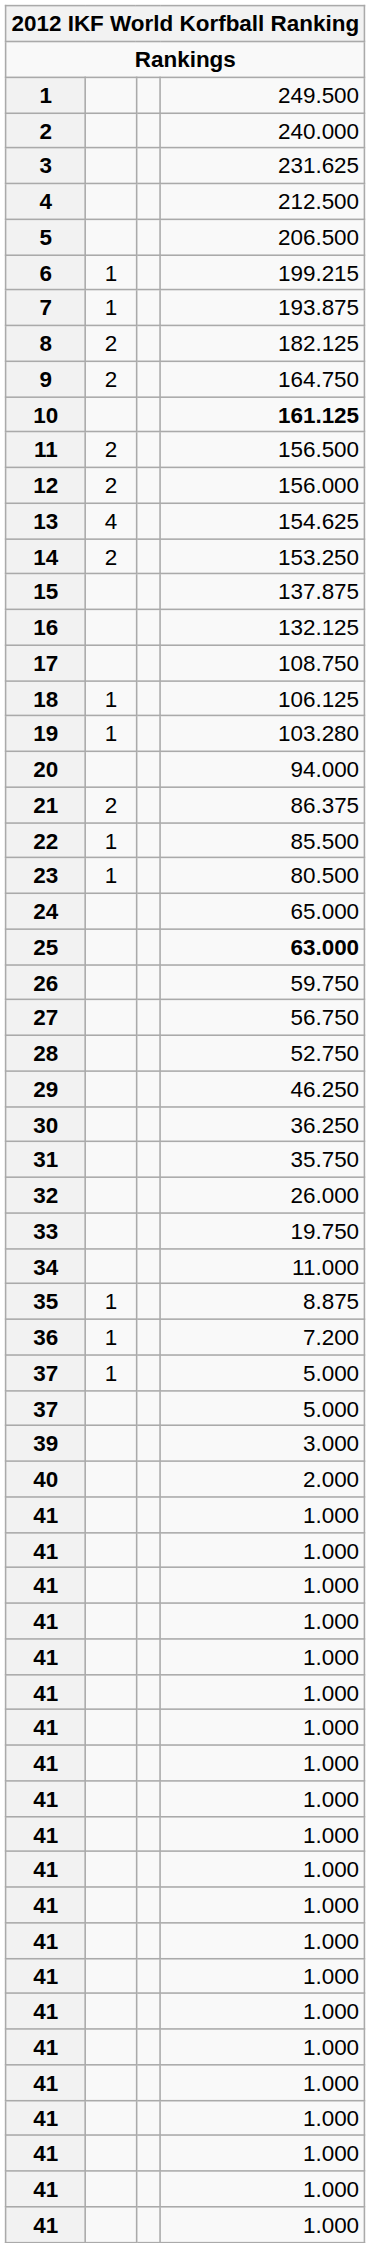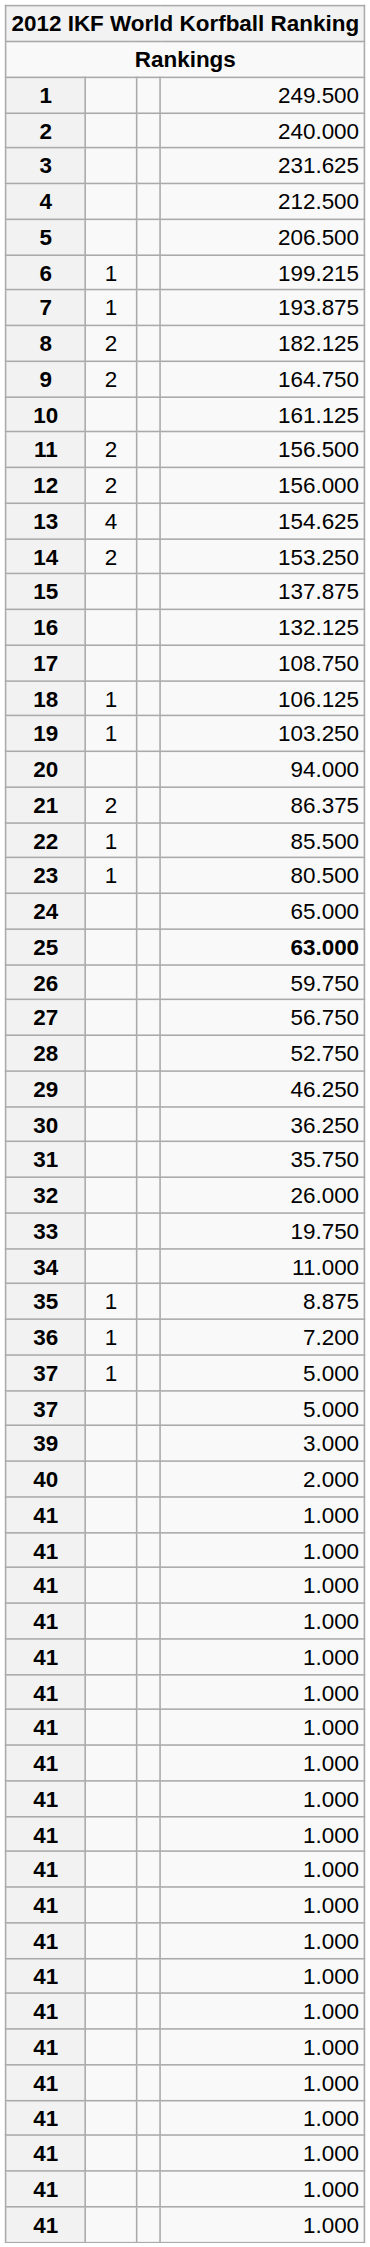(319, 414) bold -> (319, 414) normal
(319, 734) 103.280 -> (319, 734) 103.250
